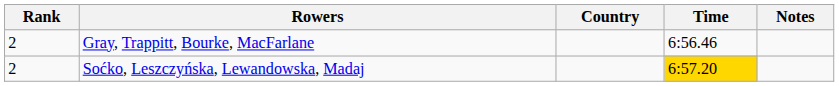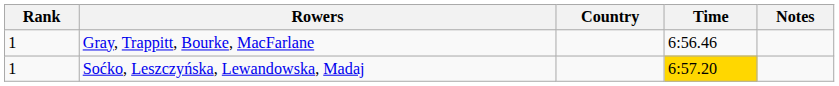(12, 42) 2 -> (12, 42) 1
(12, 68) 2 -> (12, 68) 1
